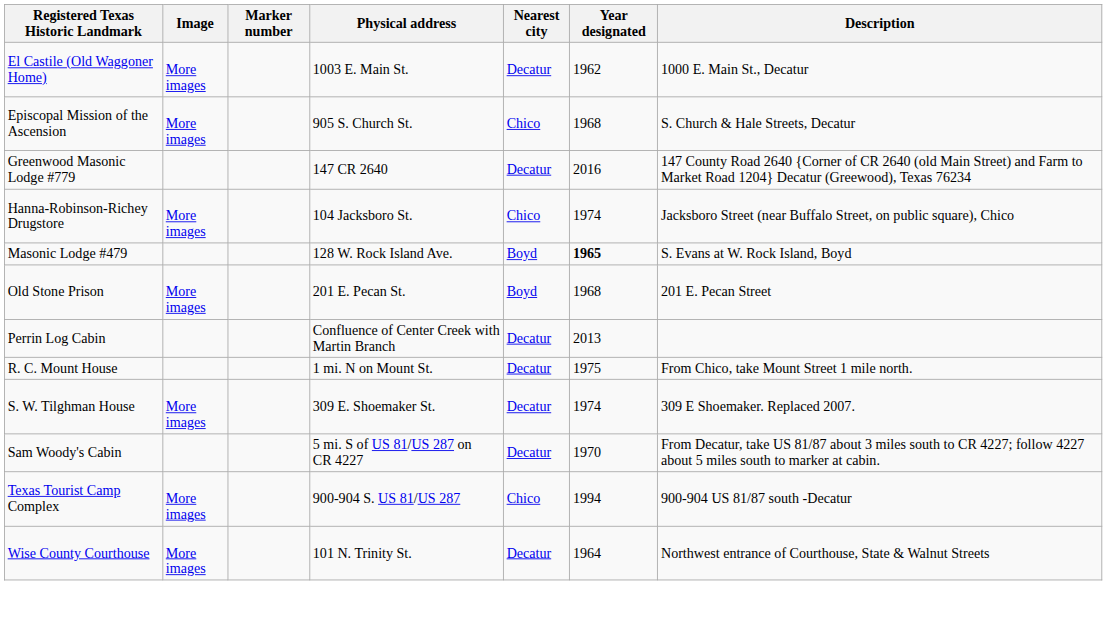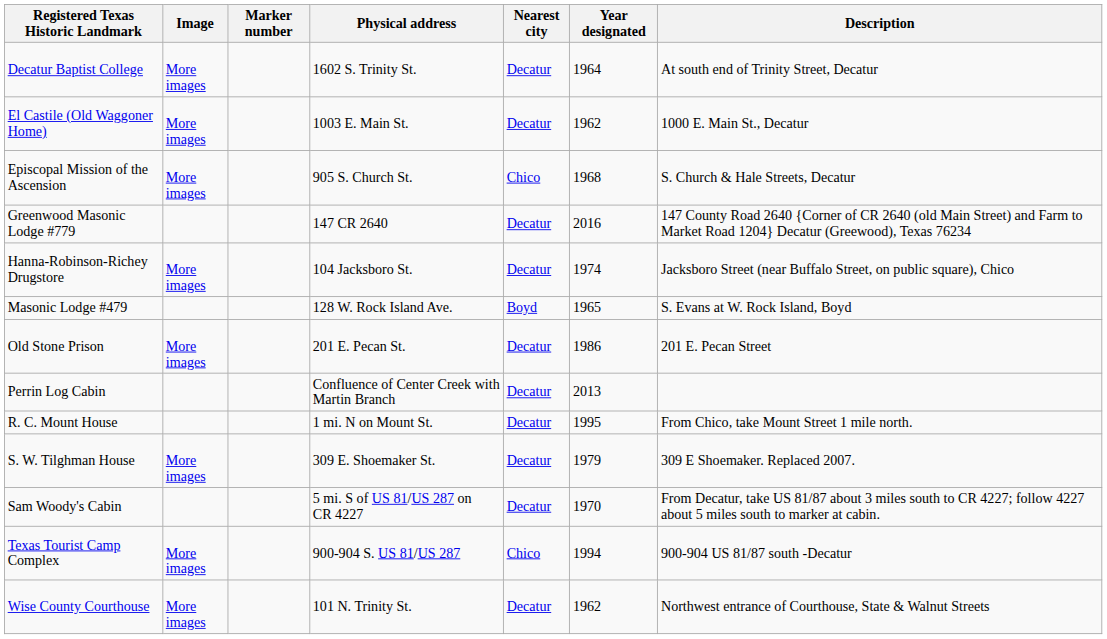+ row: (75, 69)
(523, 215) Chico -> (529, 269) Decatur
(587, 254) bold -> (587, 308) normal
(522, 292) Boyd -> (529, 346) Decatur
(587, 292) 1968 -> (587, 346) 1986
(587, 368) 1975 -> (587, 422) 1995
(587, 406) 1974 -> (587, 460) 1979
(587, 552) 1964 -> (587, 606) 1962
